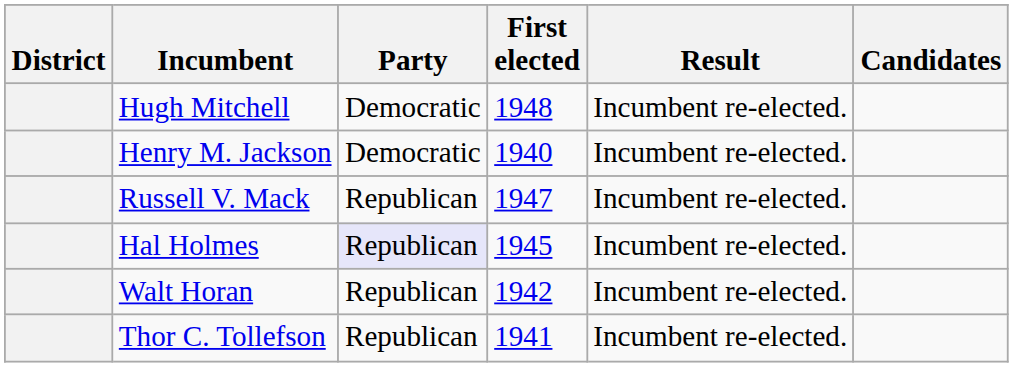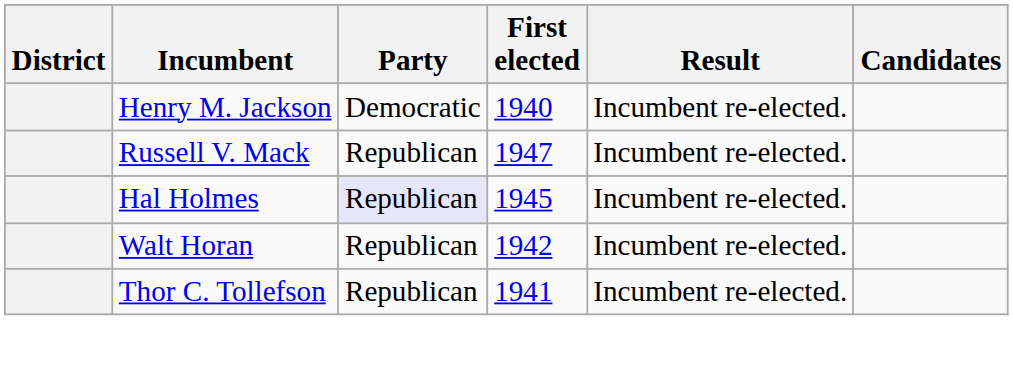- row: (204, 106)
